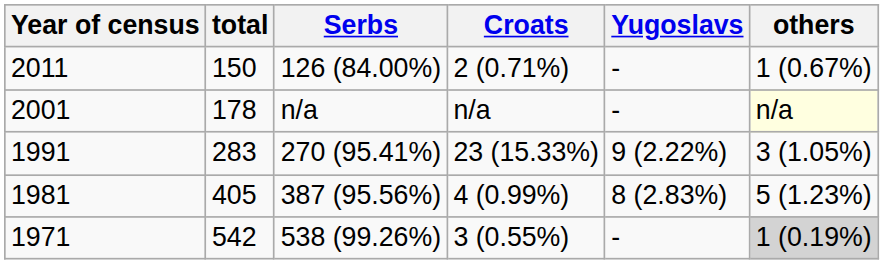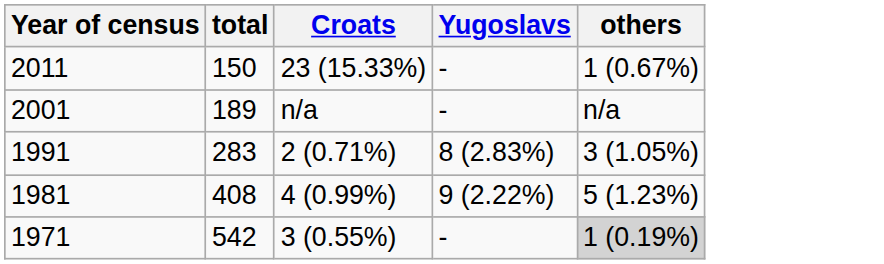- column: (361, 25)
(511, 68) 2 (0.71%) -> (353, 68) 23 (15.33%)
(234, 110) 178 -> (234, 110) 189
(774, 110) lightyellow background -> (602, 110) no background
(526, 152) 23 (15.33%) -> (339, 152) 2 (0.71%)
(669, 152) 9 (2.22%) -> (496, 152) 8 (2.83%)
(234, 195) 405 -> (234, 195) 408
(669, 195) 8 (2.83%) -> (496, 195) 9 (2.22%)
